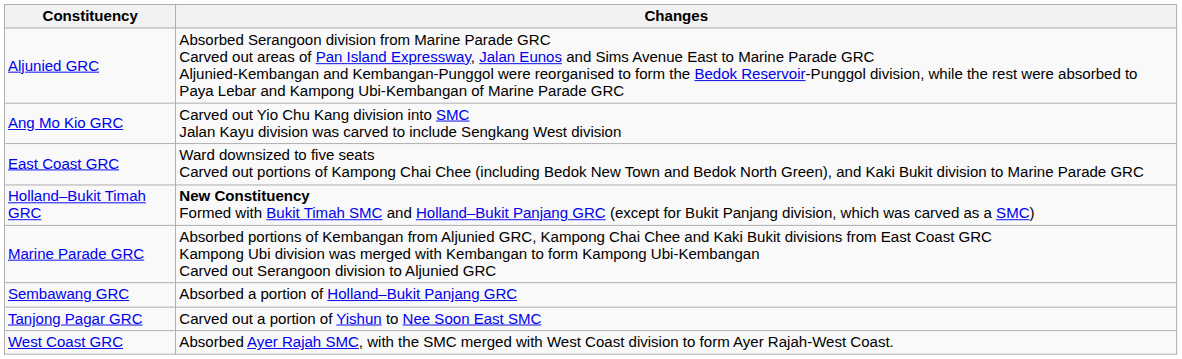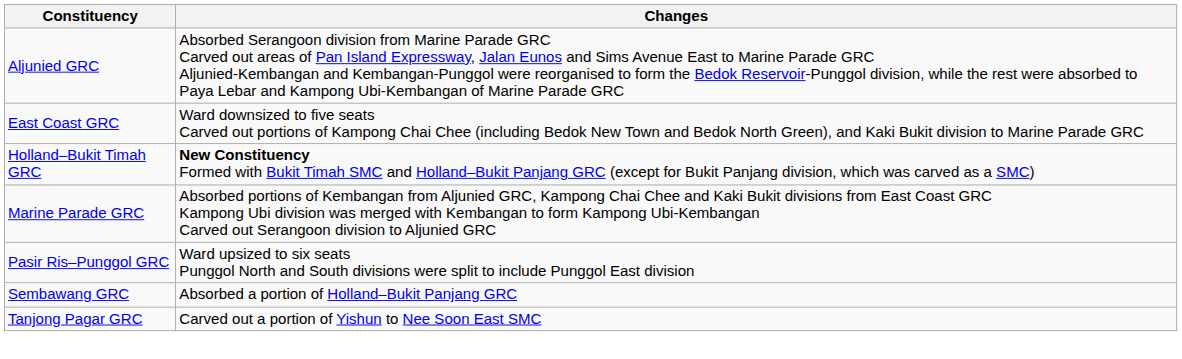- row: (66, 123)
+ row: (89, 262)
- row: (65, 342)
